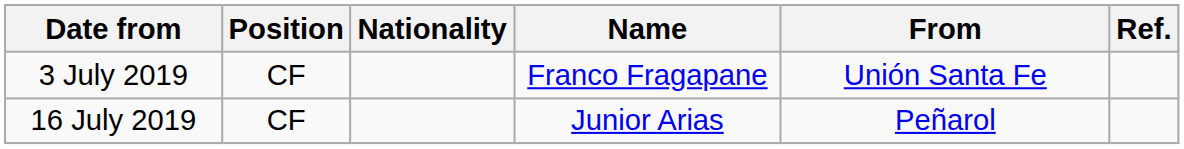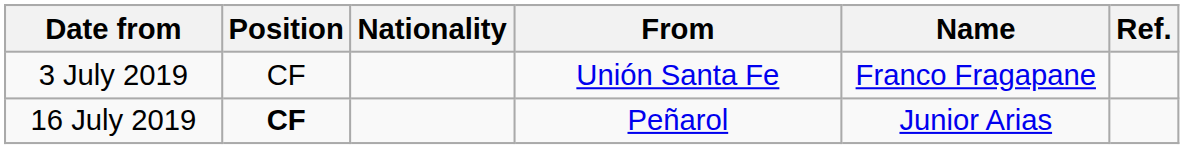columns swapped: (647, 28) <-> (945, 28)
(286, 121) normal -> (286, 121) bold
